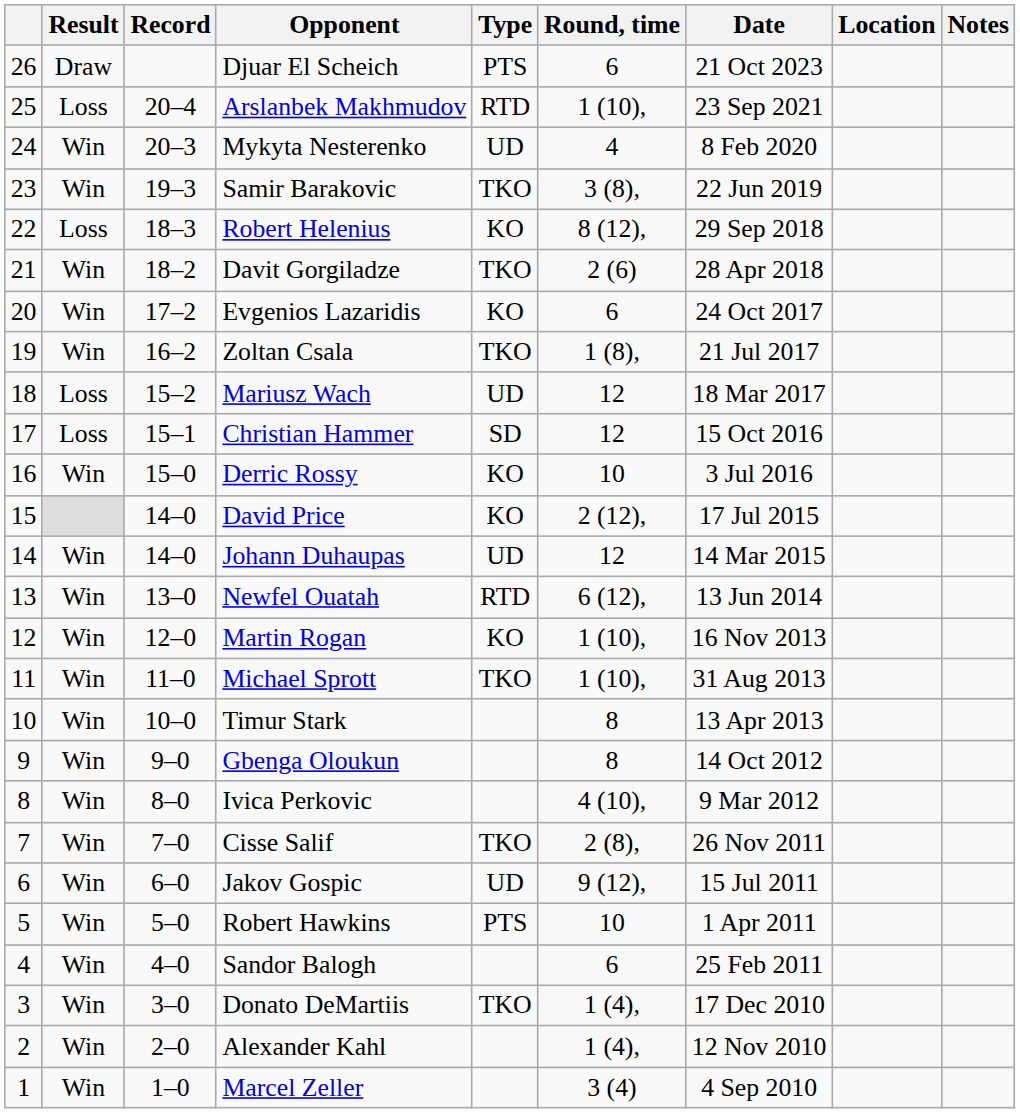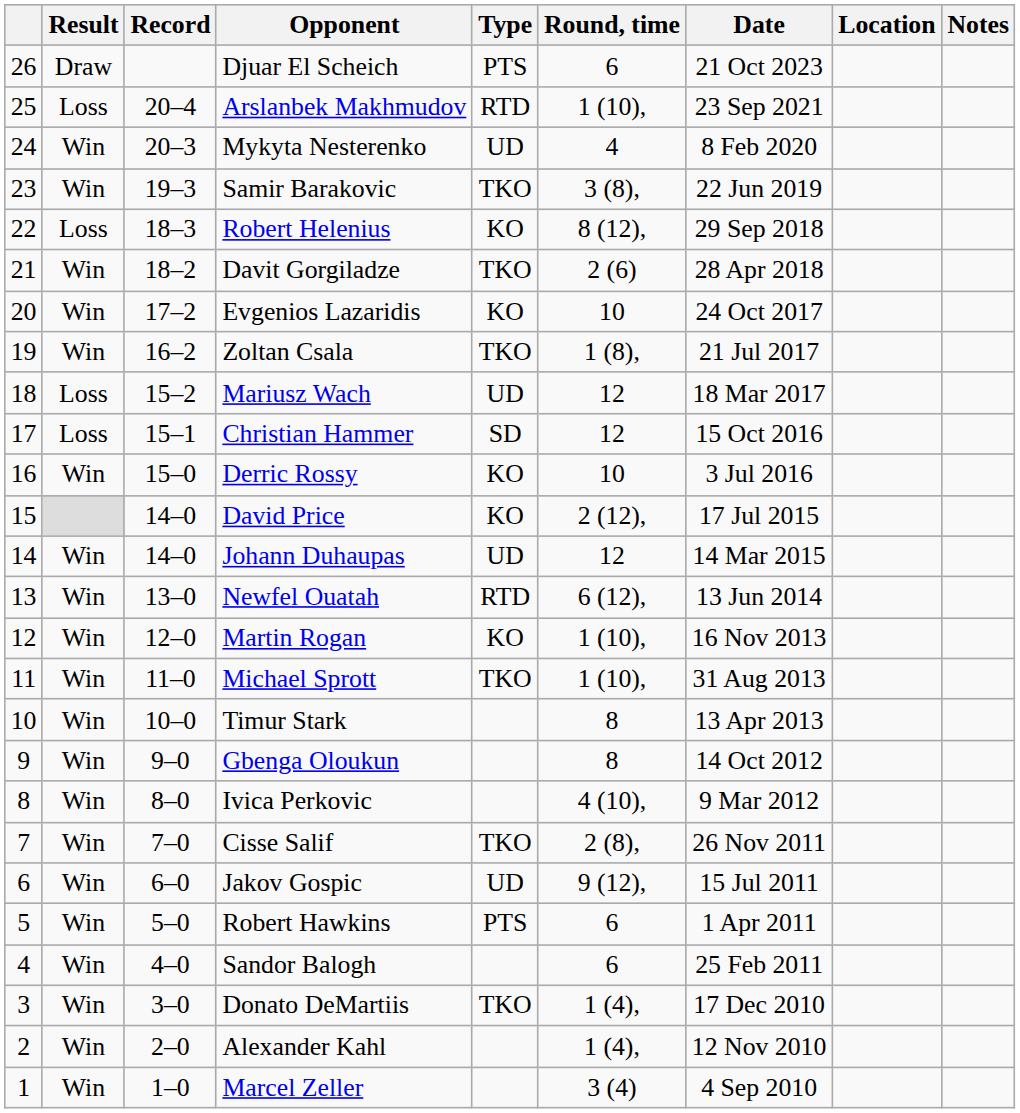(612, 310) 6 -> (612, 310) 10
(612, 923) 10 -> (612, 923) 6
